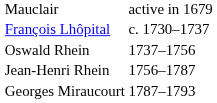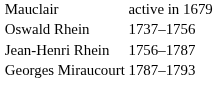- row: (57, 29)
